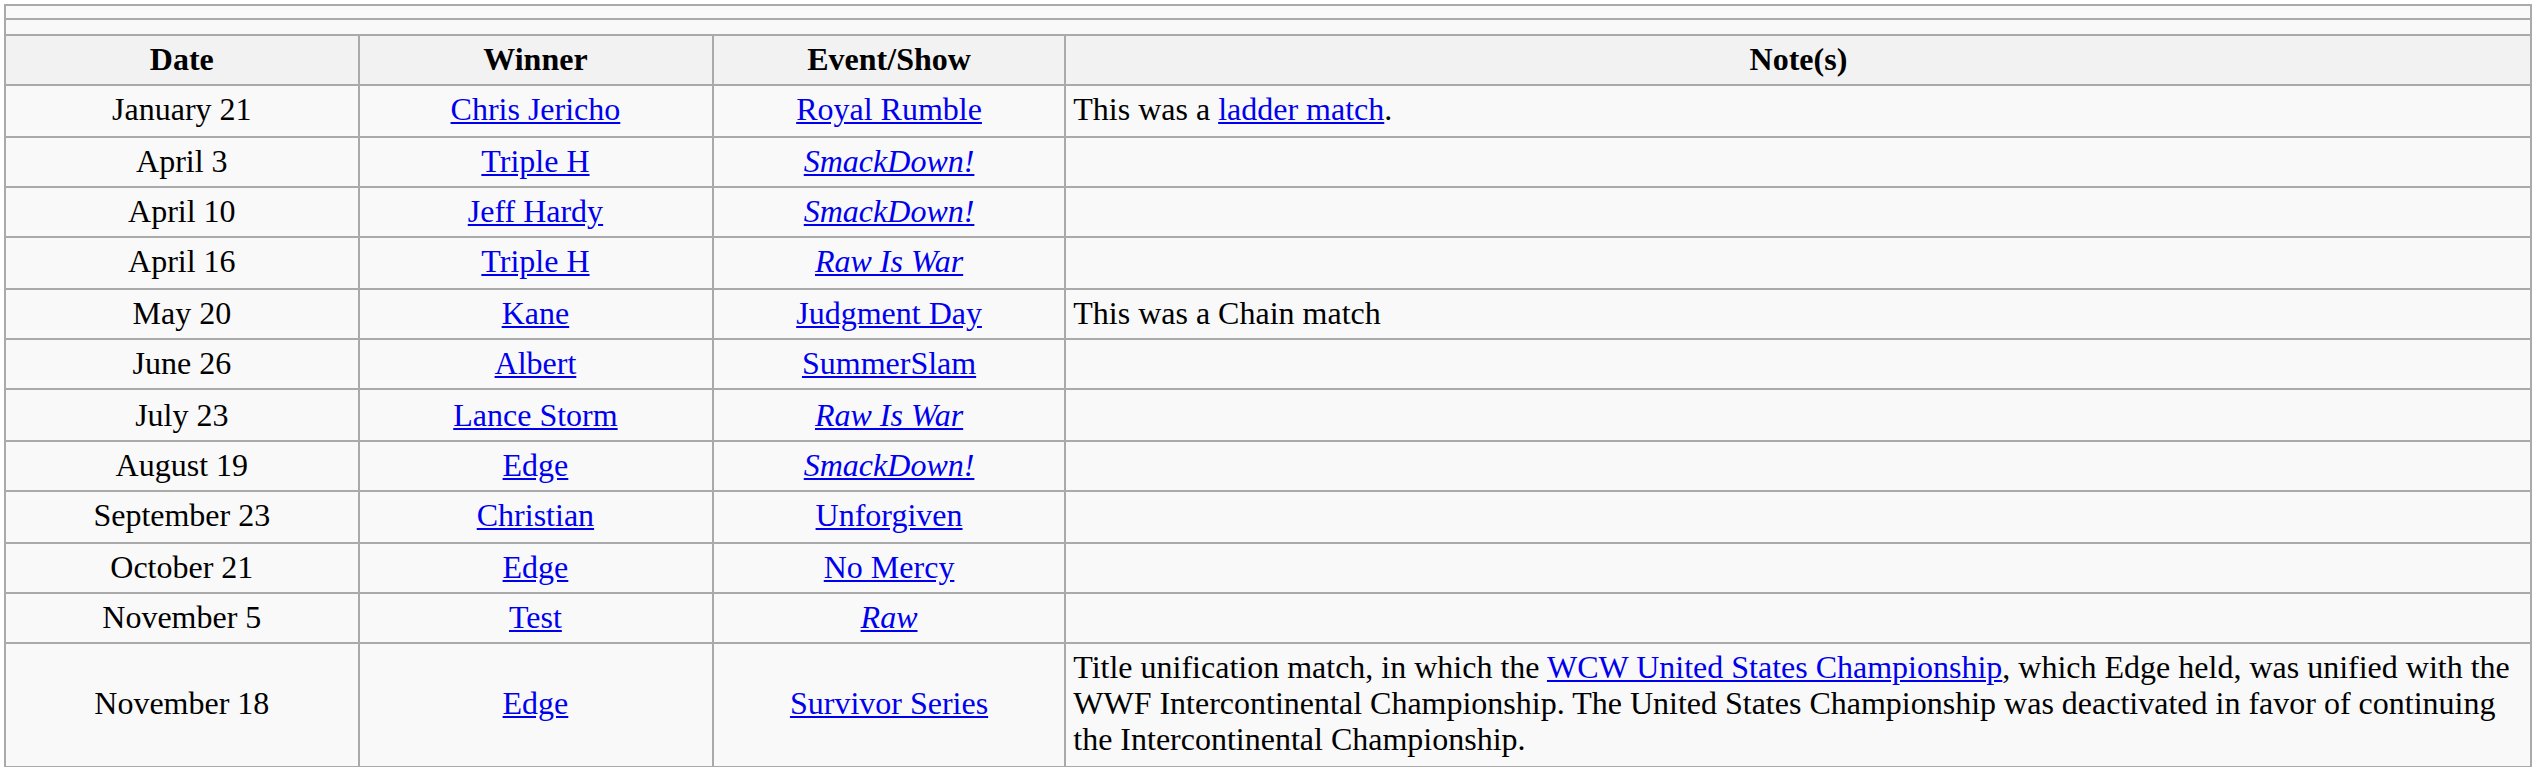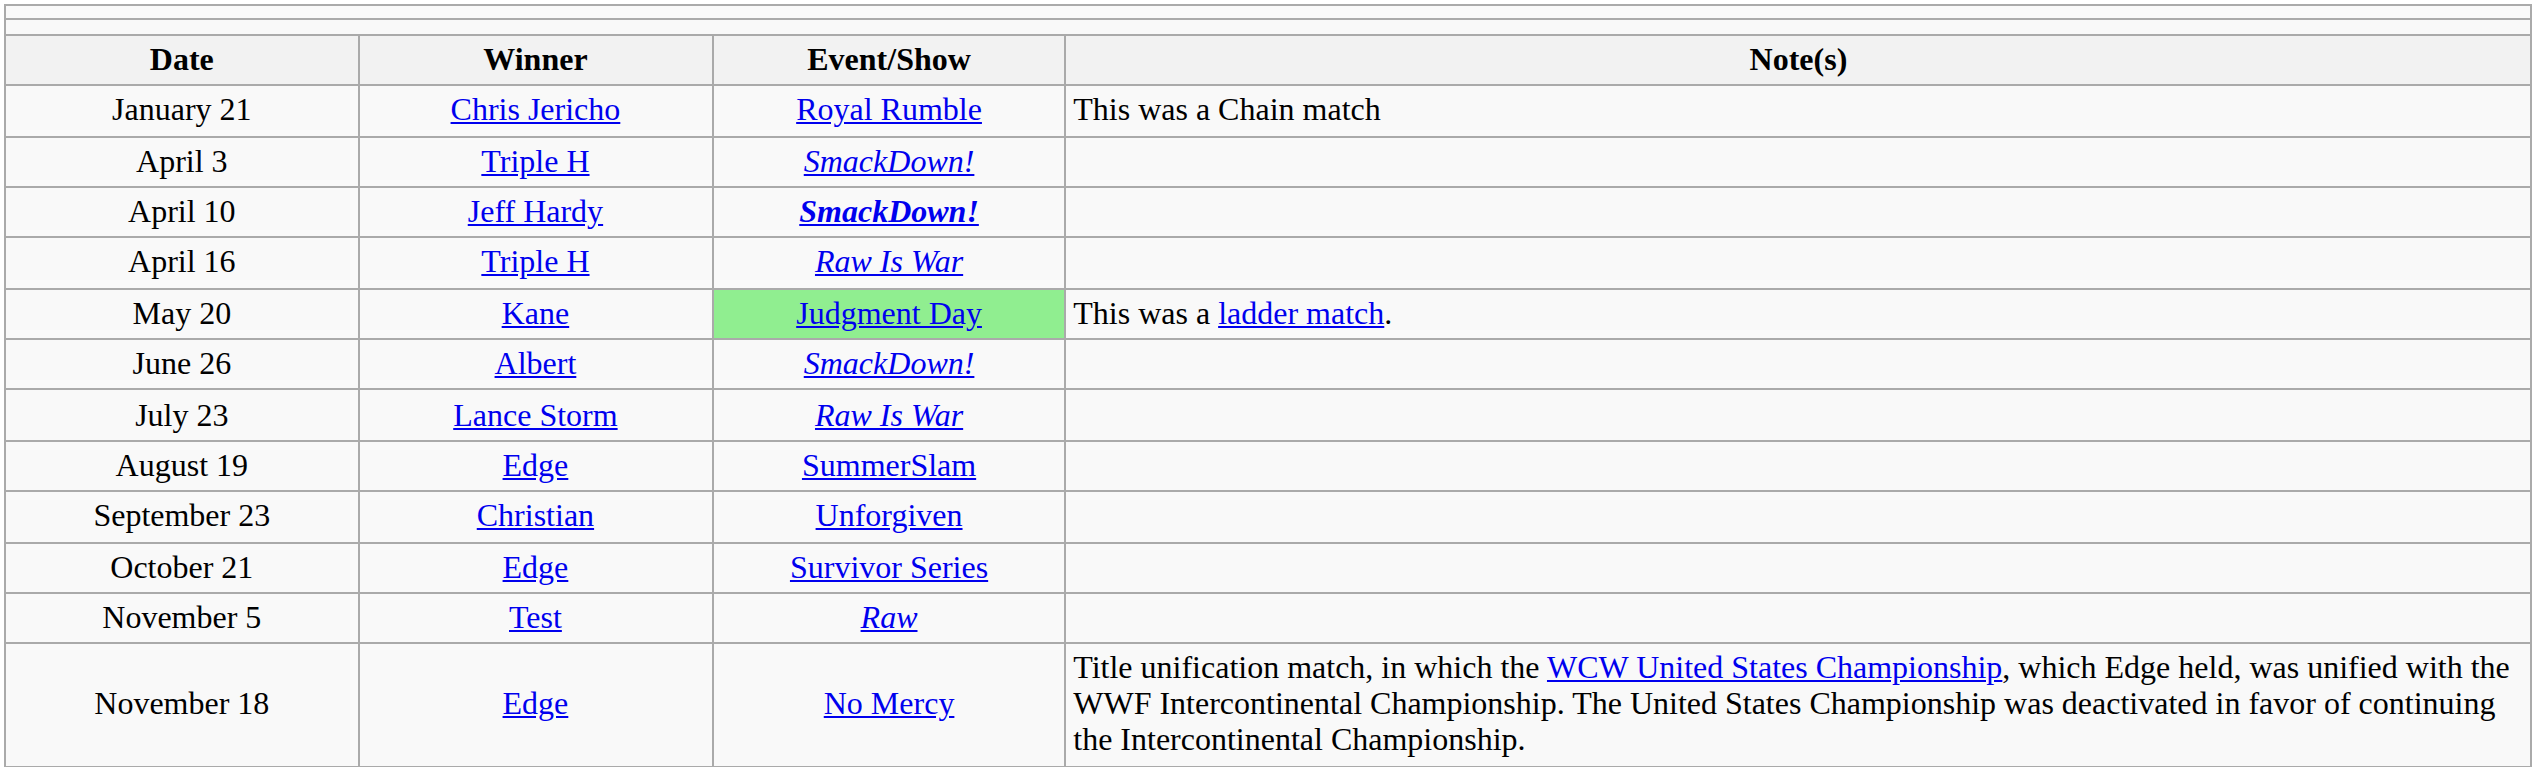(1233, 110) This was a ladder match. -> (1227, 110) This was a Chain match
(889, 211) normal -> (889, 211) bold
(889, 313) no background -> (889, 313) lightgreen background
(1227, 313) This was a Chain match -> (1233, 313) This was a ladder match.
(889, 363) SummerSlam -> (889, 363) SmackDown!
(889, 465) SmackDown! -> (889, 465) SummerSlam
(889, 566) No Mercy -> (889, 566) Survivor Series
(889, 704) Survivor Series -> (889, 704) No Mercy
